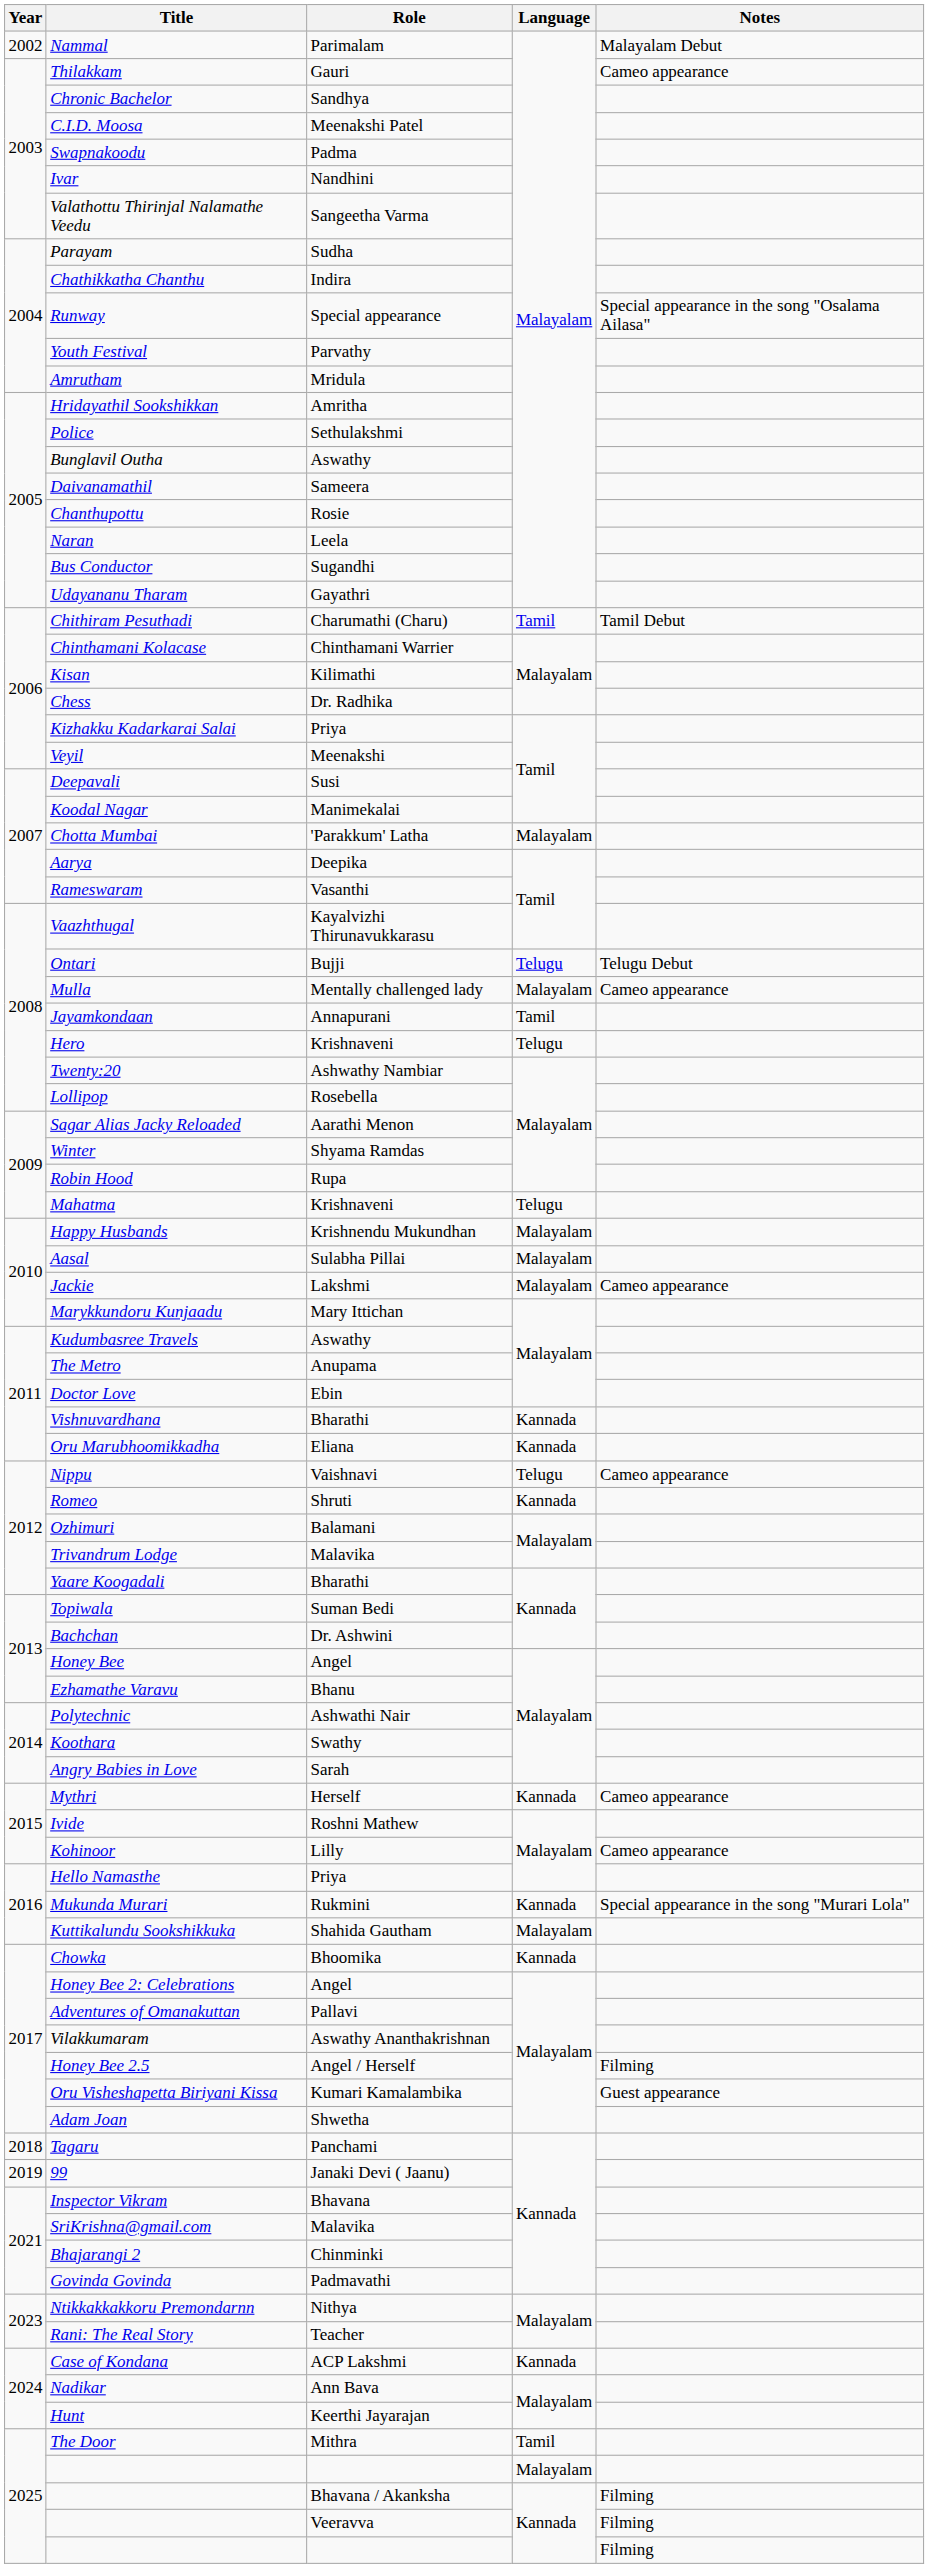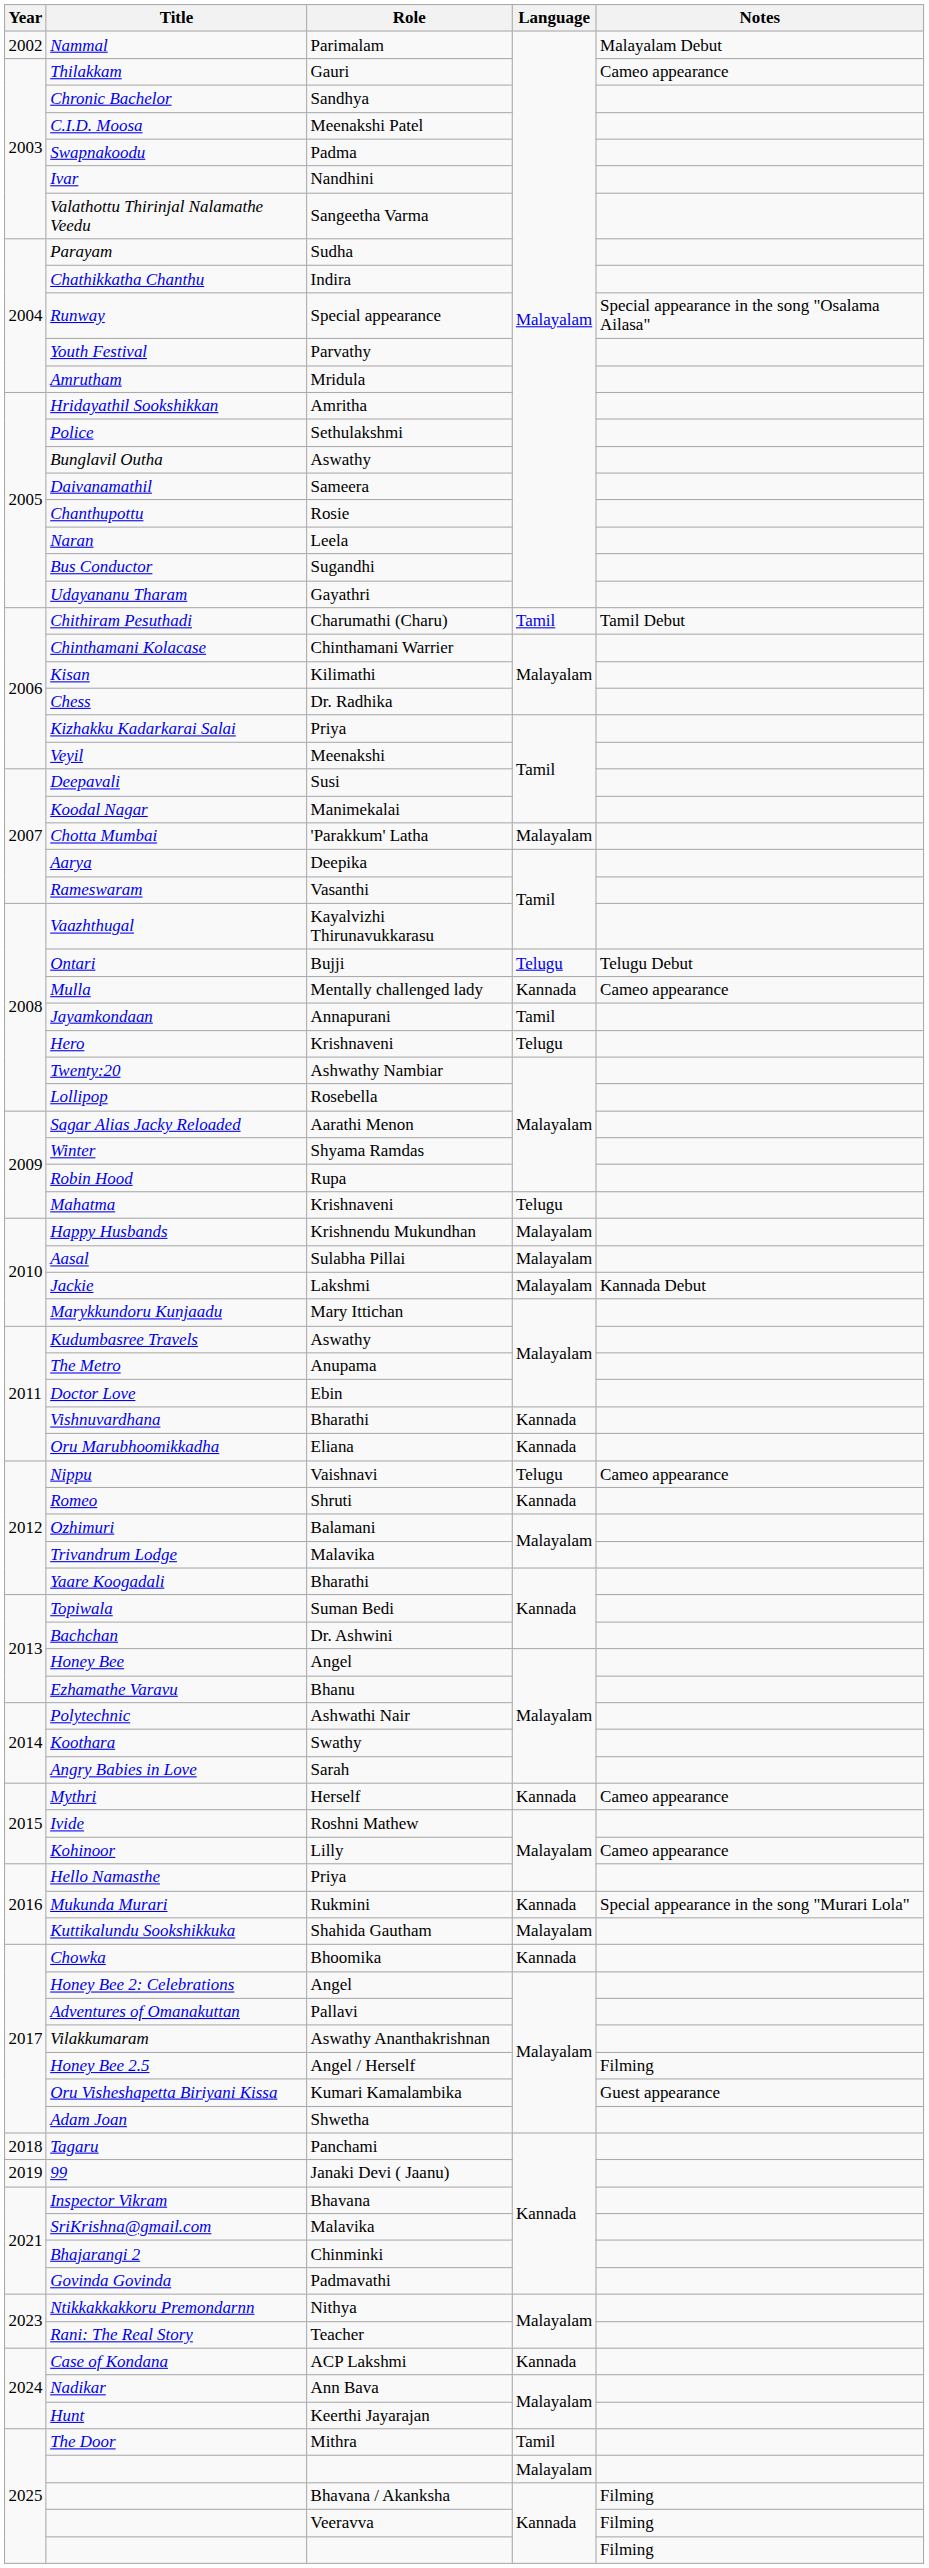(554, 989) Malayalam -> (546, 989) Kannada
(664, 1285) Cameo appearance -> (653, 1285) Kannada Debut
